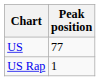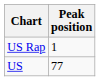rows swapped: (15, 47) <-> (26, 66)
